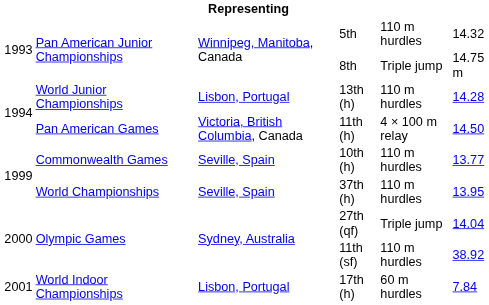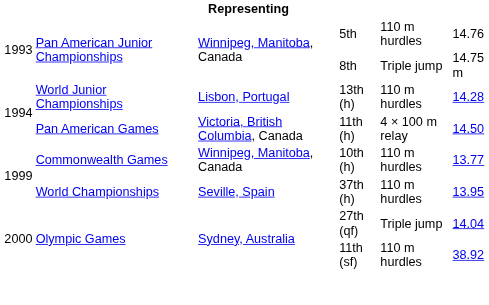(468, 34) 14.32 -> (468, 34) 14.76
(236, 160) Seville, Spain -> (256, 160) Winnipeg, Manitoba, Canada
- row: (351, 286)
